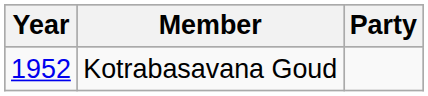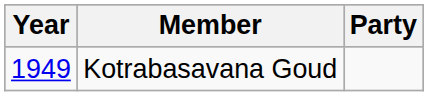(41, 68) 1952 -> (41, 68) 1949
